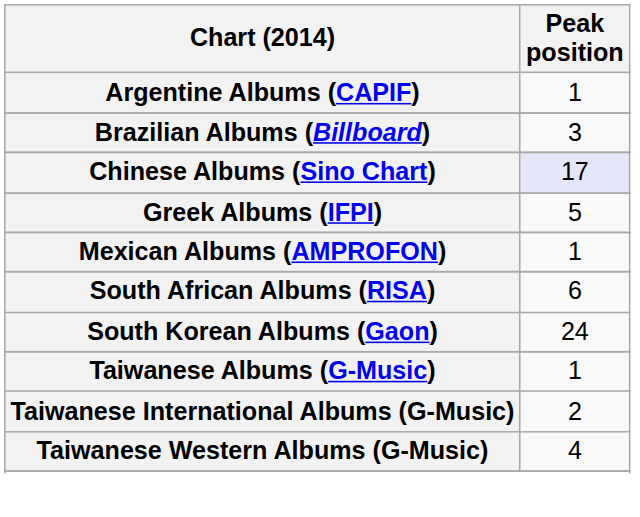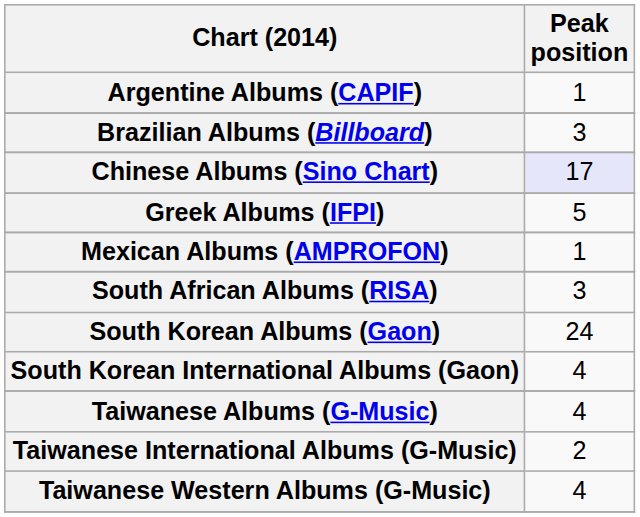(575, 291) 6 -> (579, 291) 3
+ row: (265, 371)
(575, 371) 1 -> (579, 411) 4
